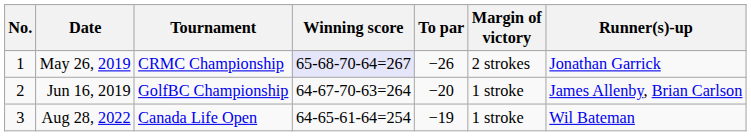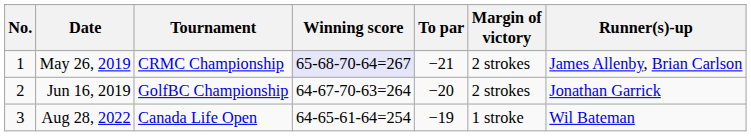(441, 64) −26 -> (441, 64) −21
(605, 64) Jonathan Garrick -> (646, 64) James Allenby, Brian Carlson
(498, 90) 1 stroke -> (501, 90) 2 strokes
(646, 90) James Allenby, Brian Carlson -> (605, 90) Jonathan Garrick
